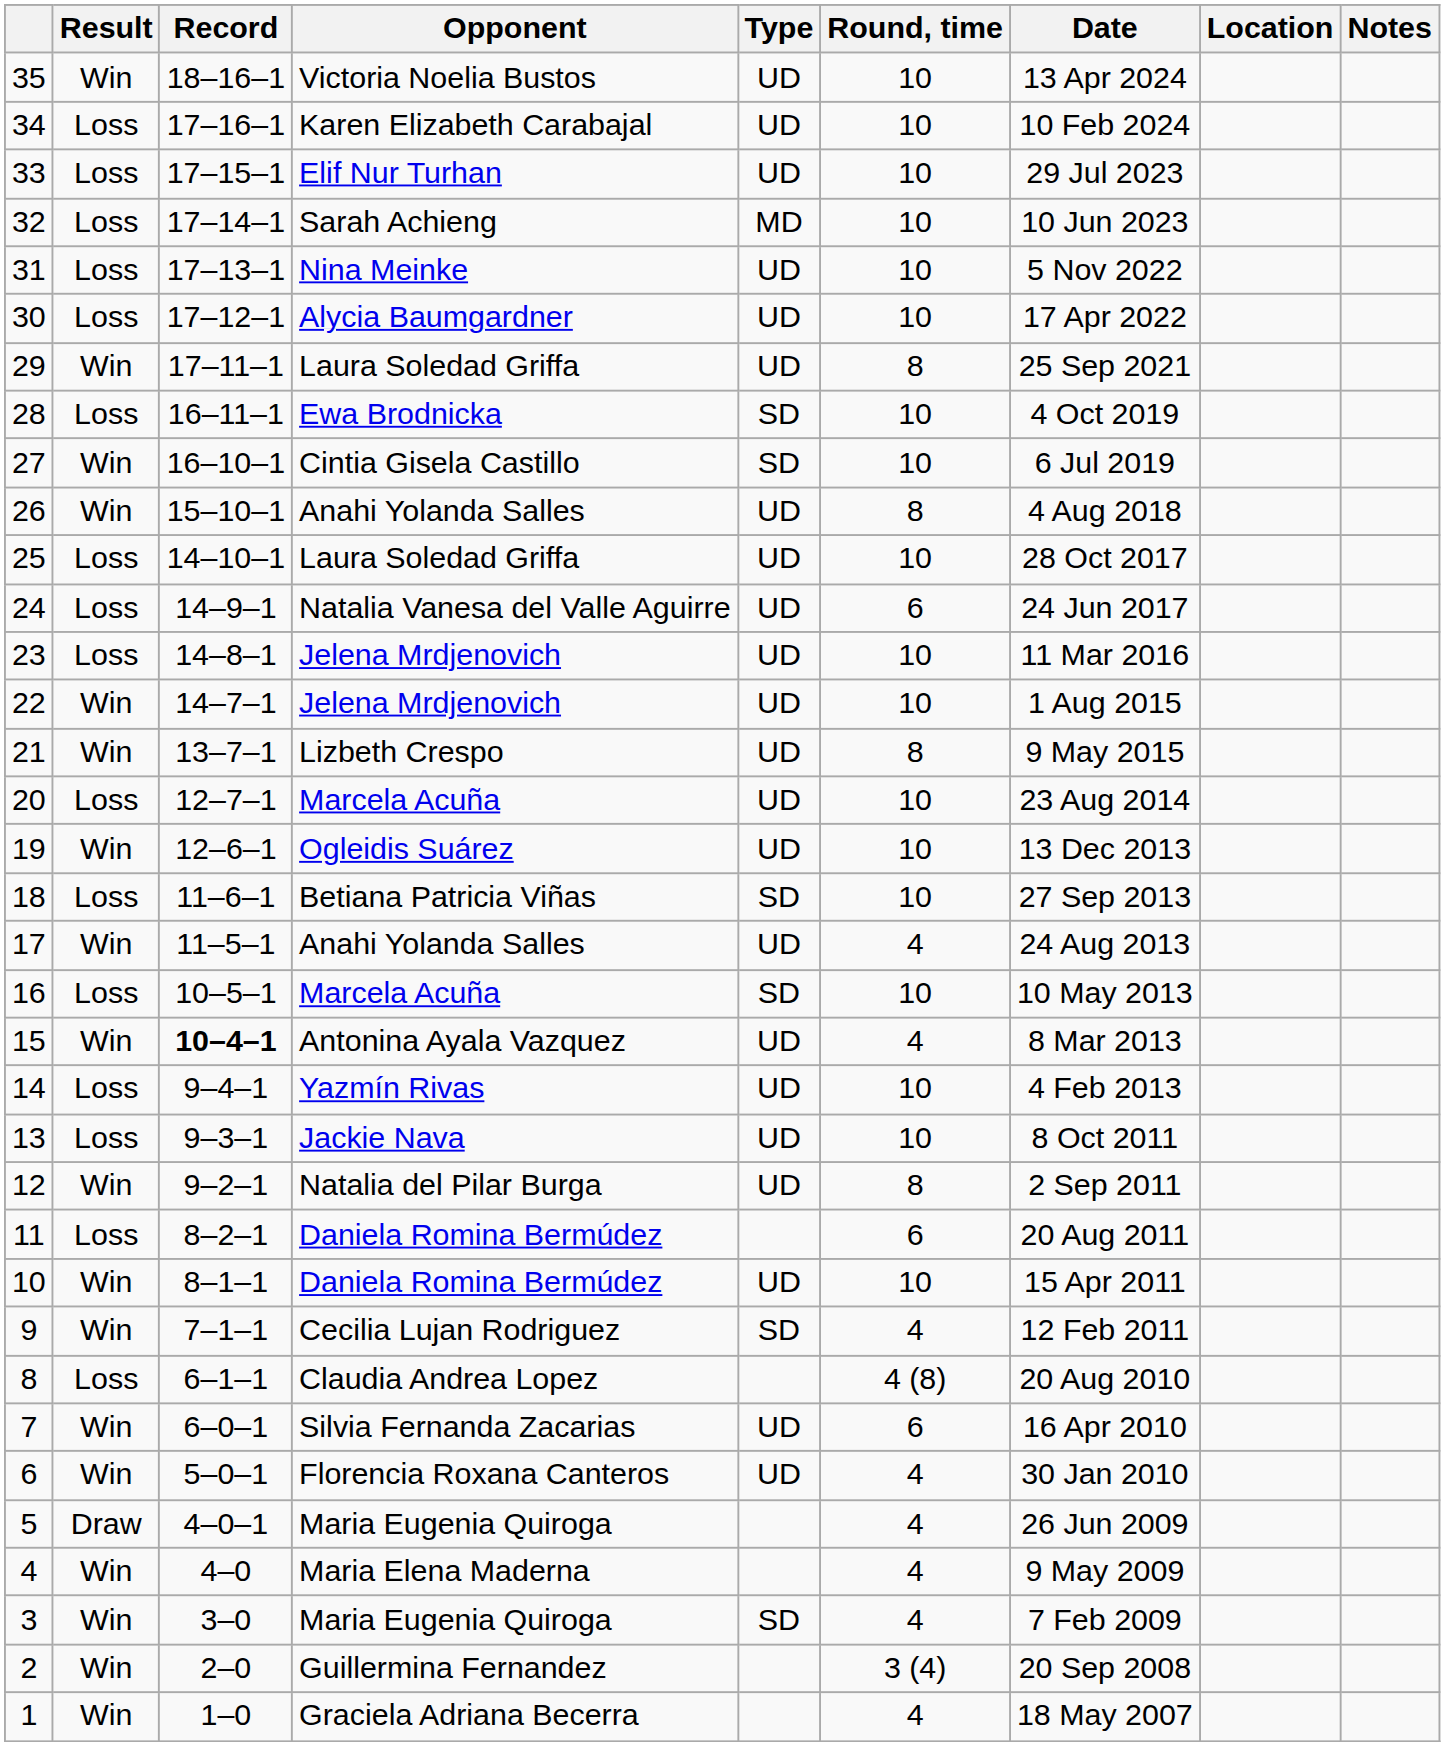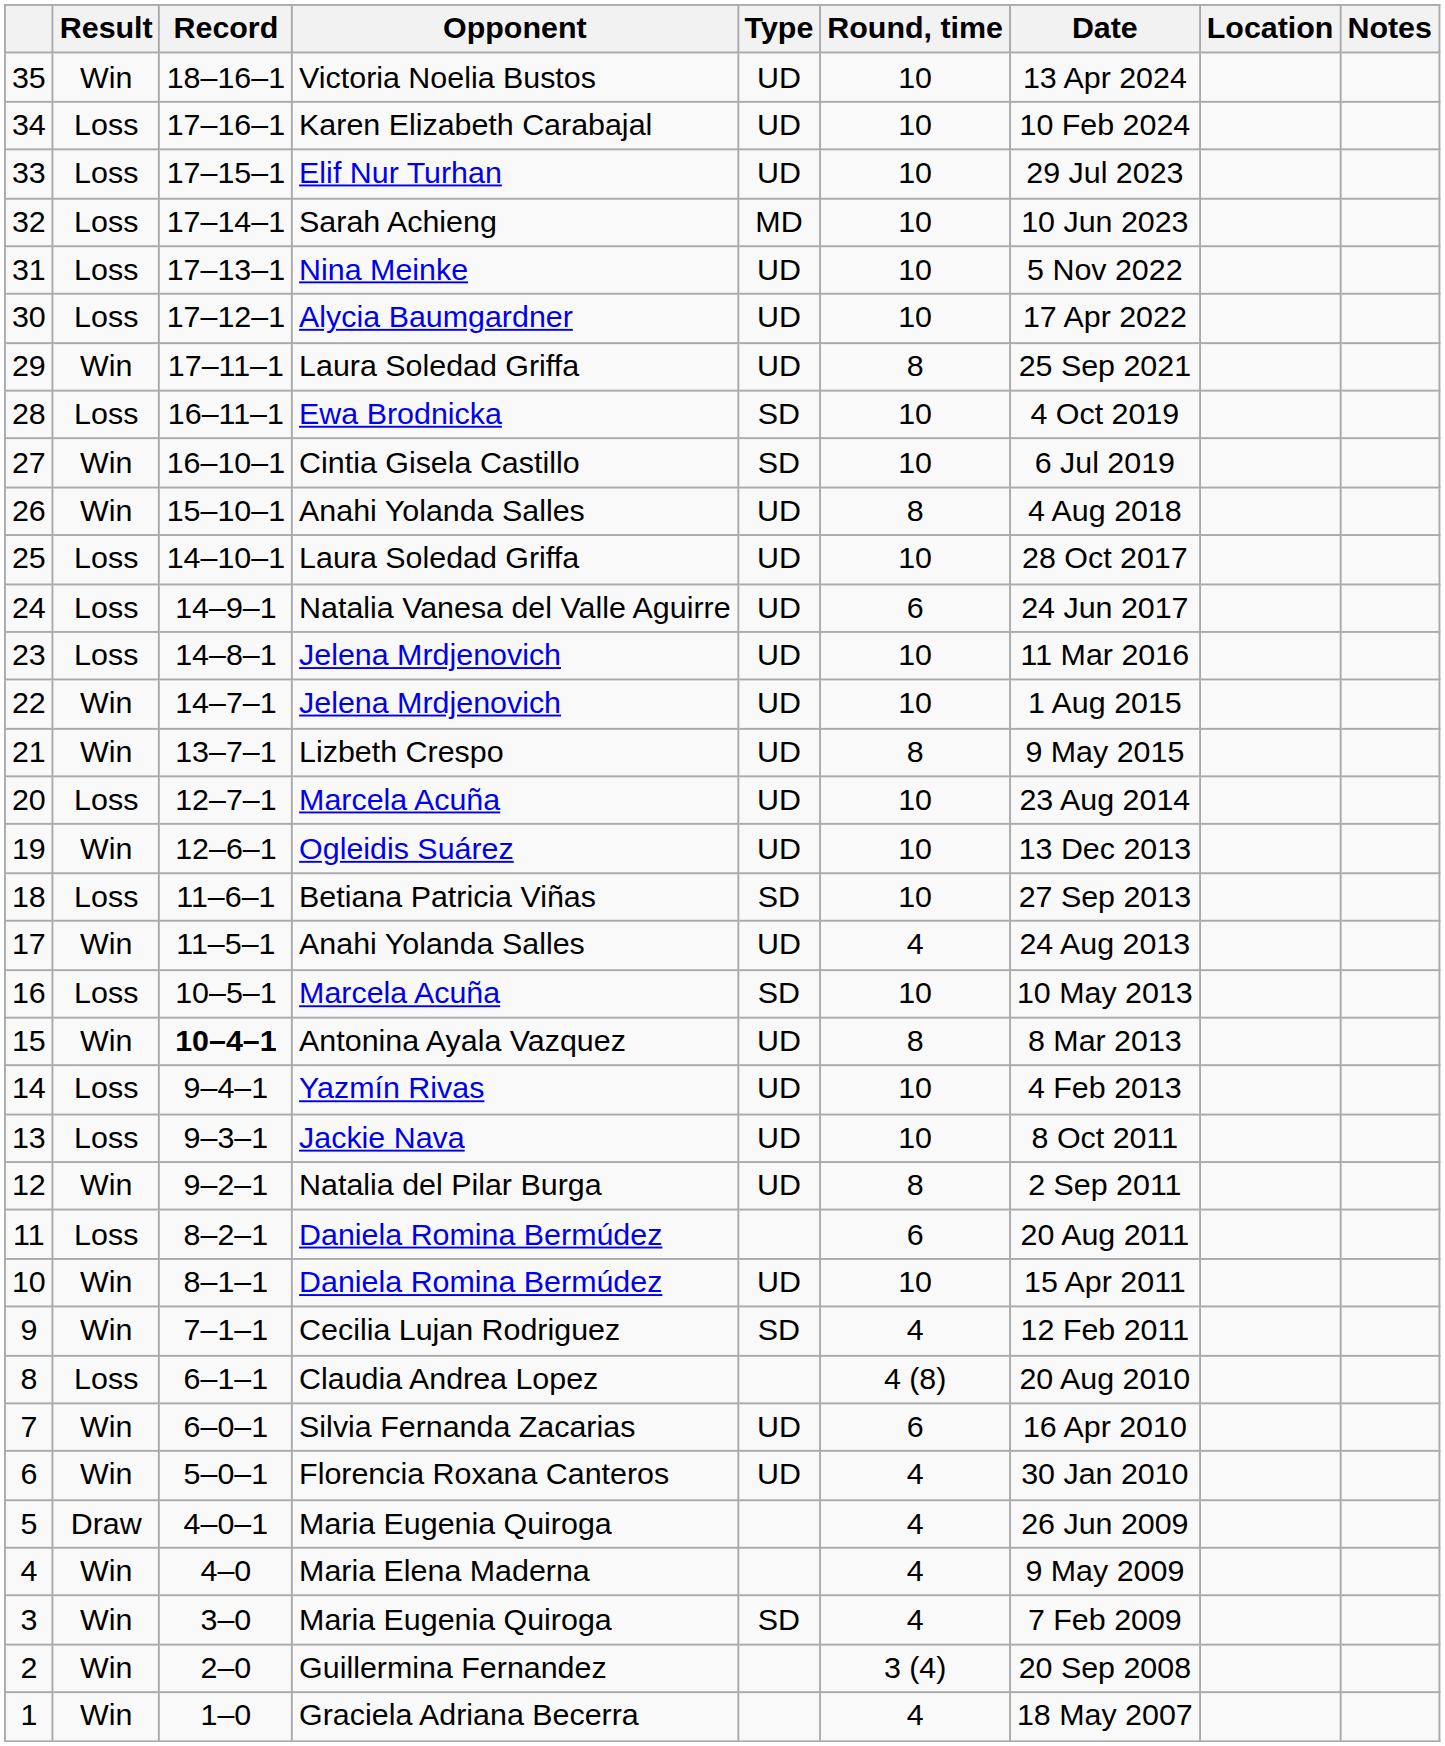(915, 1041) 4 -> (915, 1041) 8
